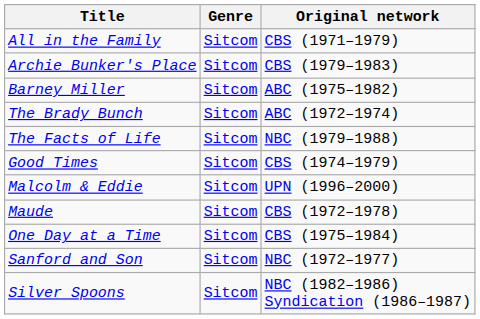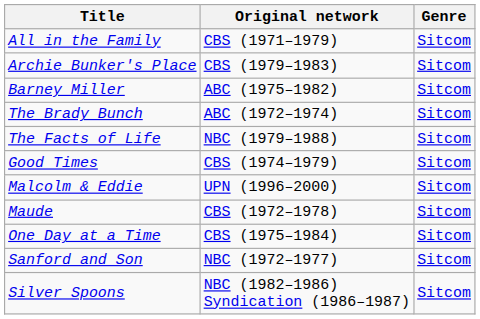columns swapped: (231, 17) <-> (368, 17)
